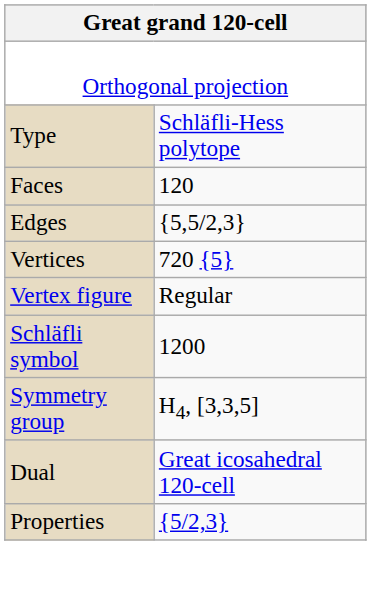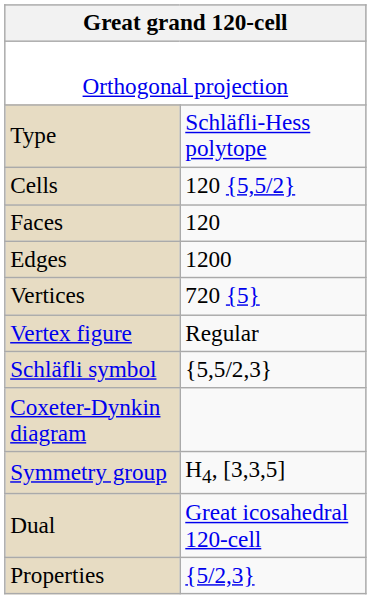+ row: (34, 185)
(202, 222) {5,5/2,3} -> (208, 259) 1200
(182, 345) 1200 -> (229, 369) {5,5/2,3}
+ row: (85, 419)
